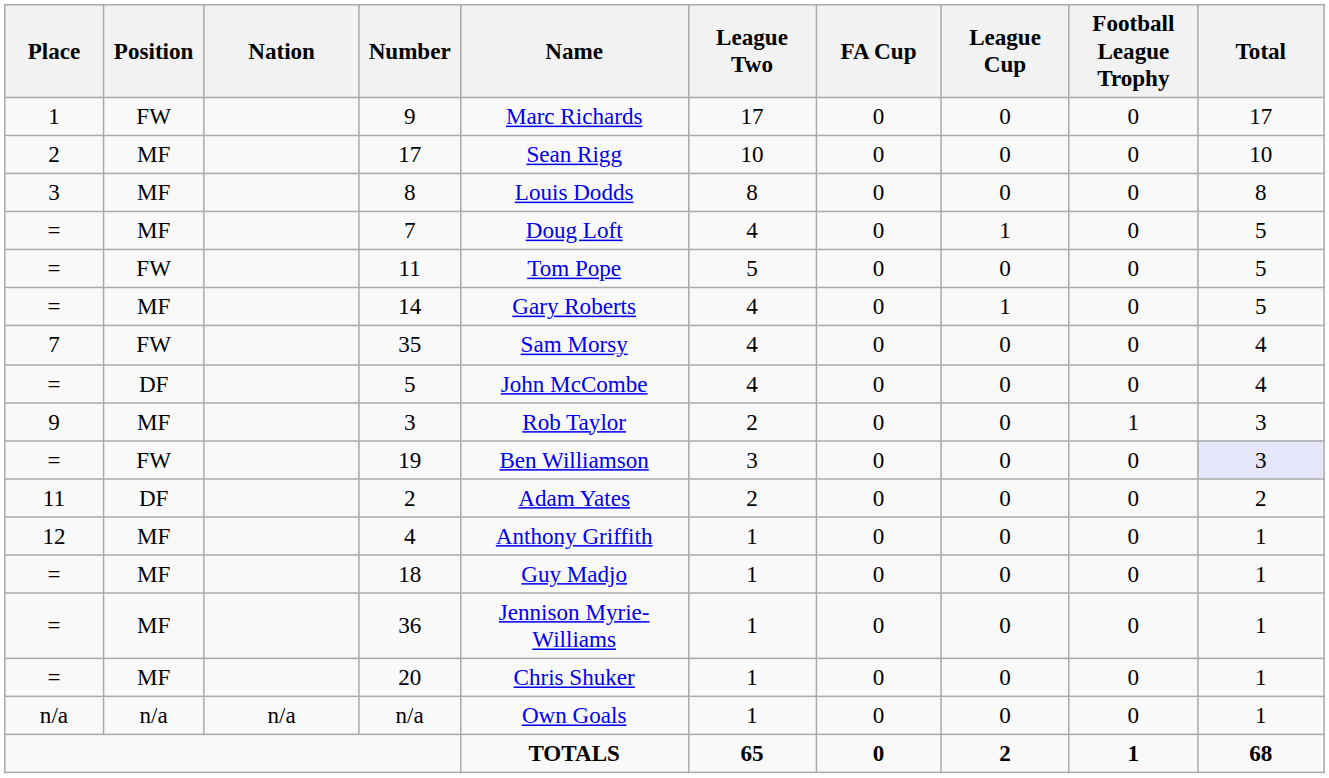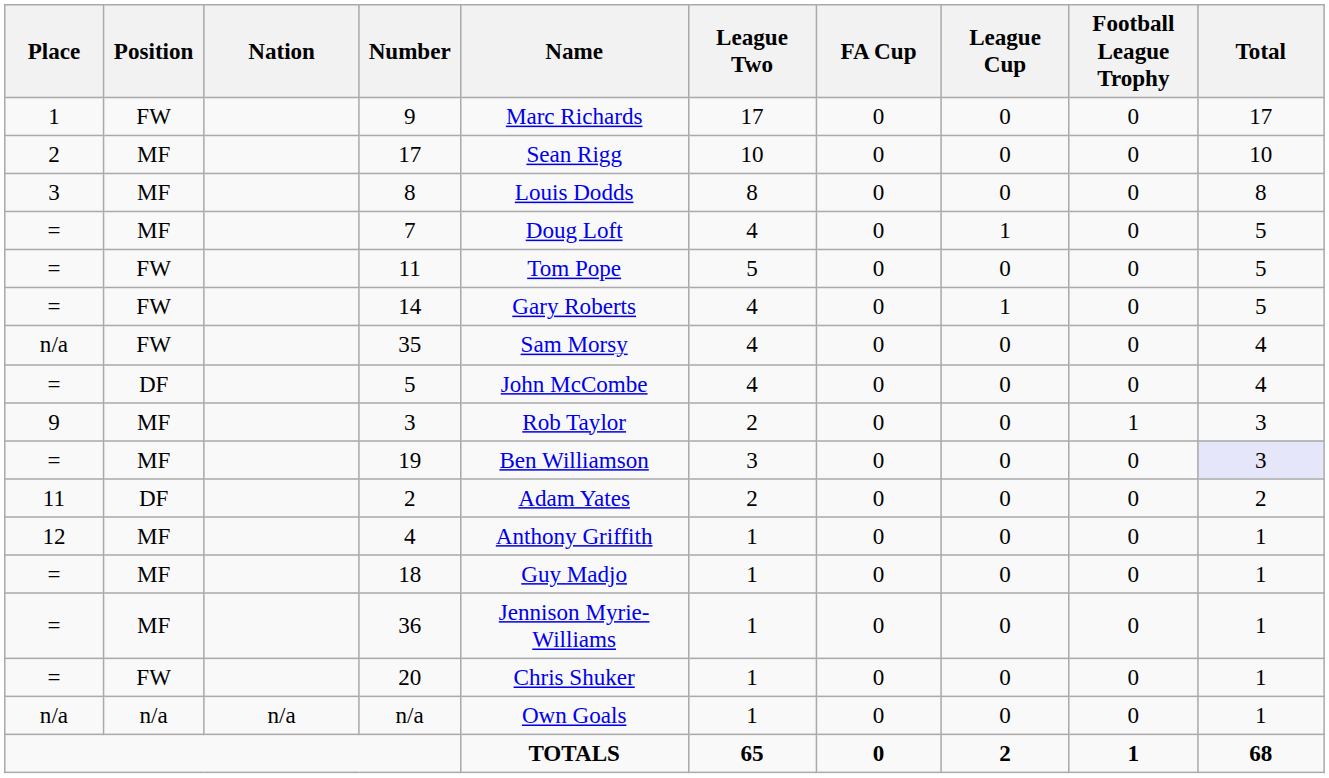(154, 307) MF -> (154, 307) FW
(54, 345) 7 -> (54, 345) n/a
(154, 459) FW -> (154, 459) MF
(154, 677) MF -> (154, 677) FW
